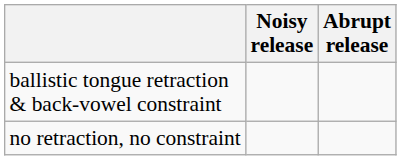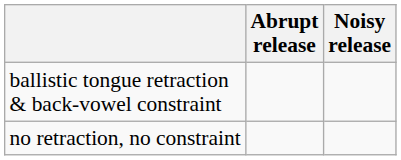columns swapped: (357, 33) <-> (282, 33)
